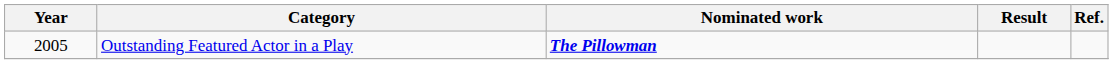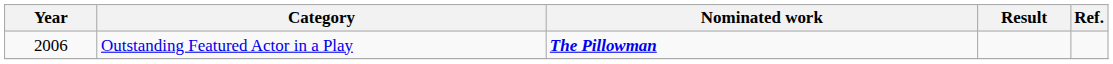(51, 44) 2005 -> (51, 44) 2006
